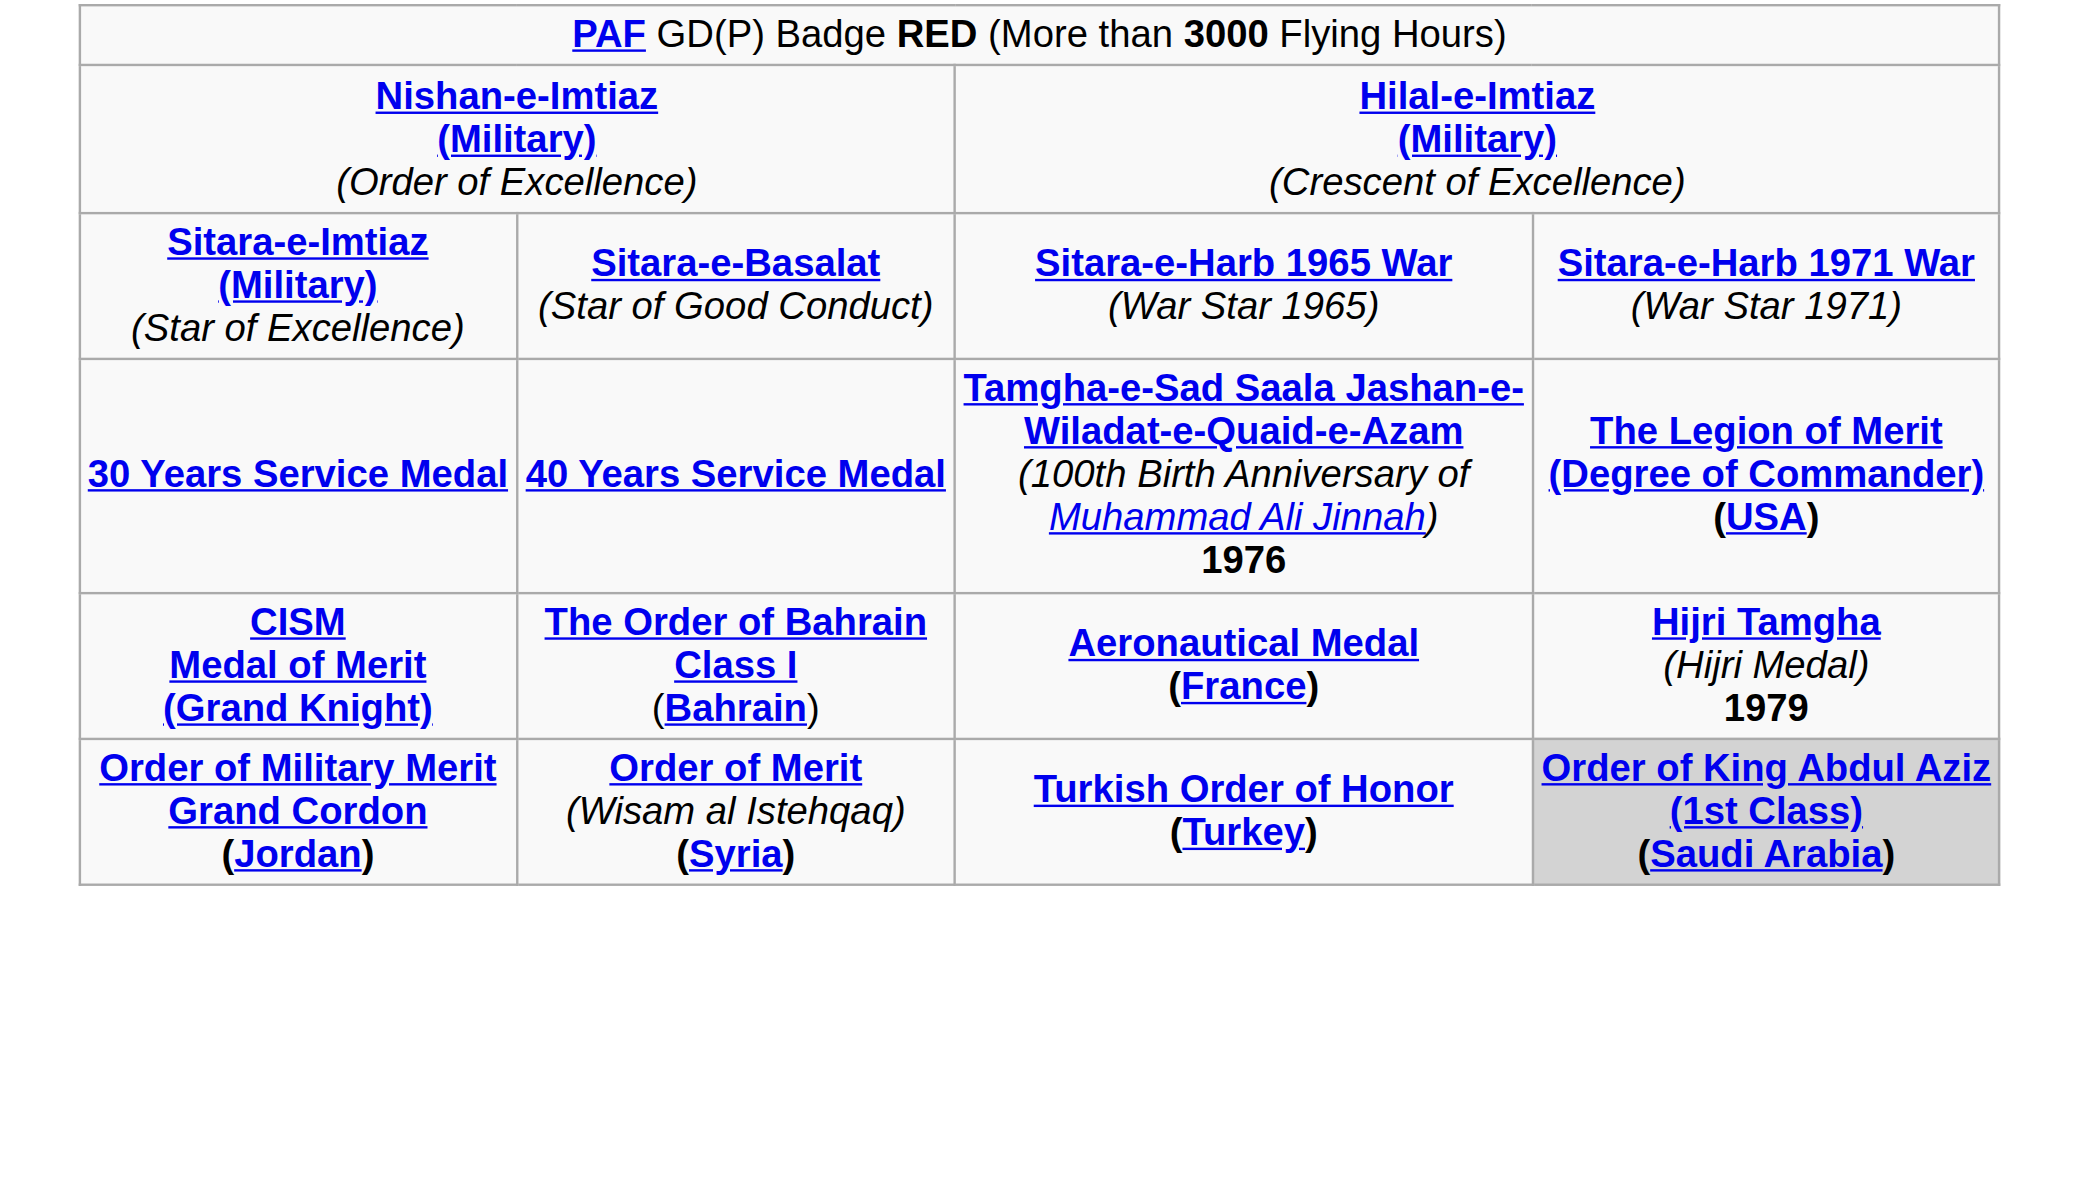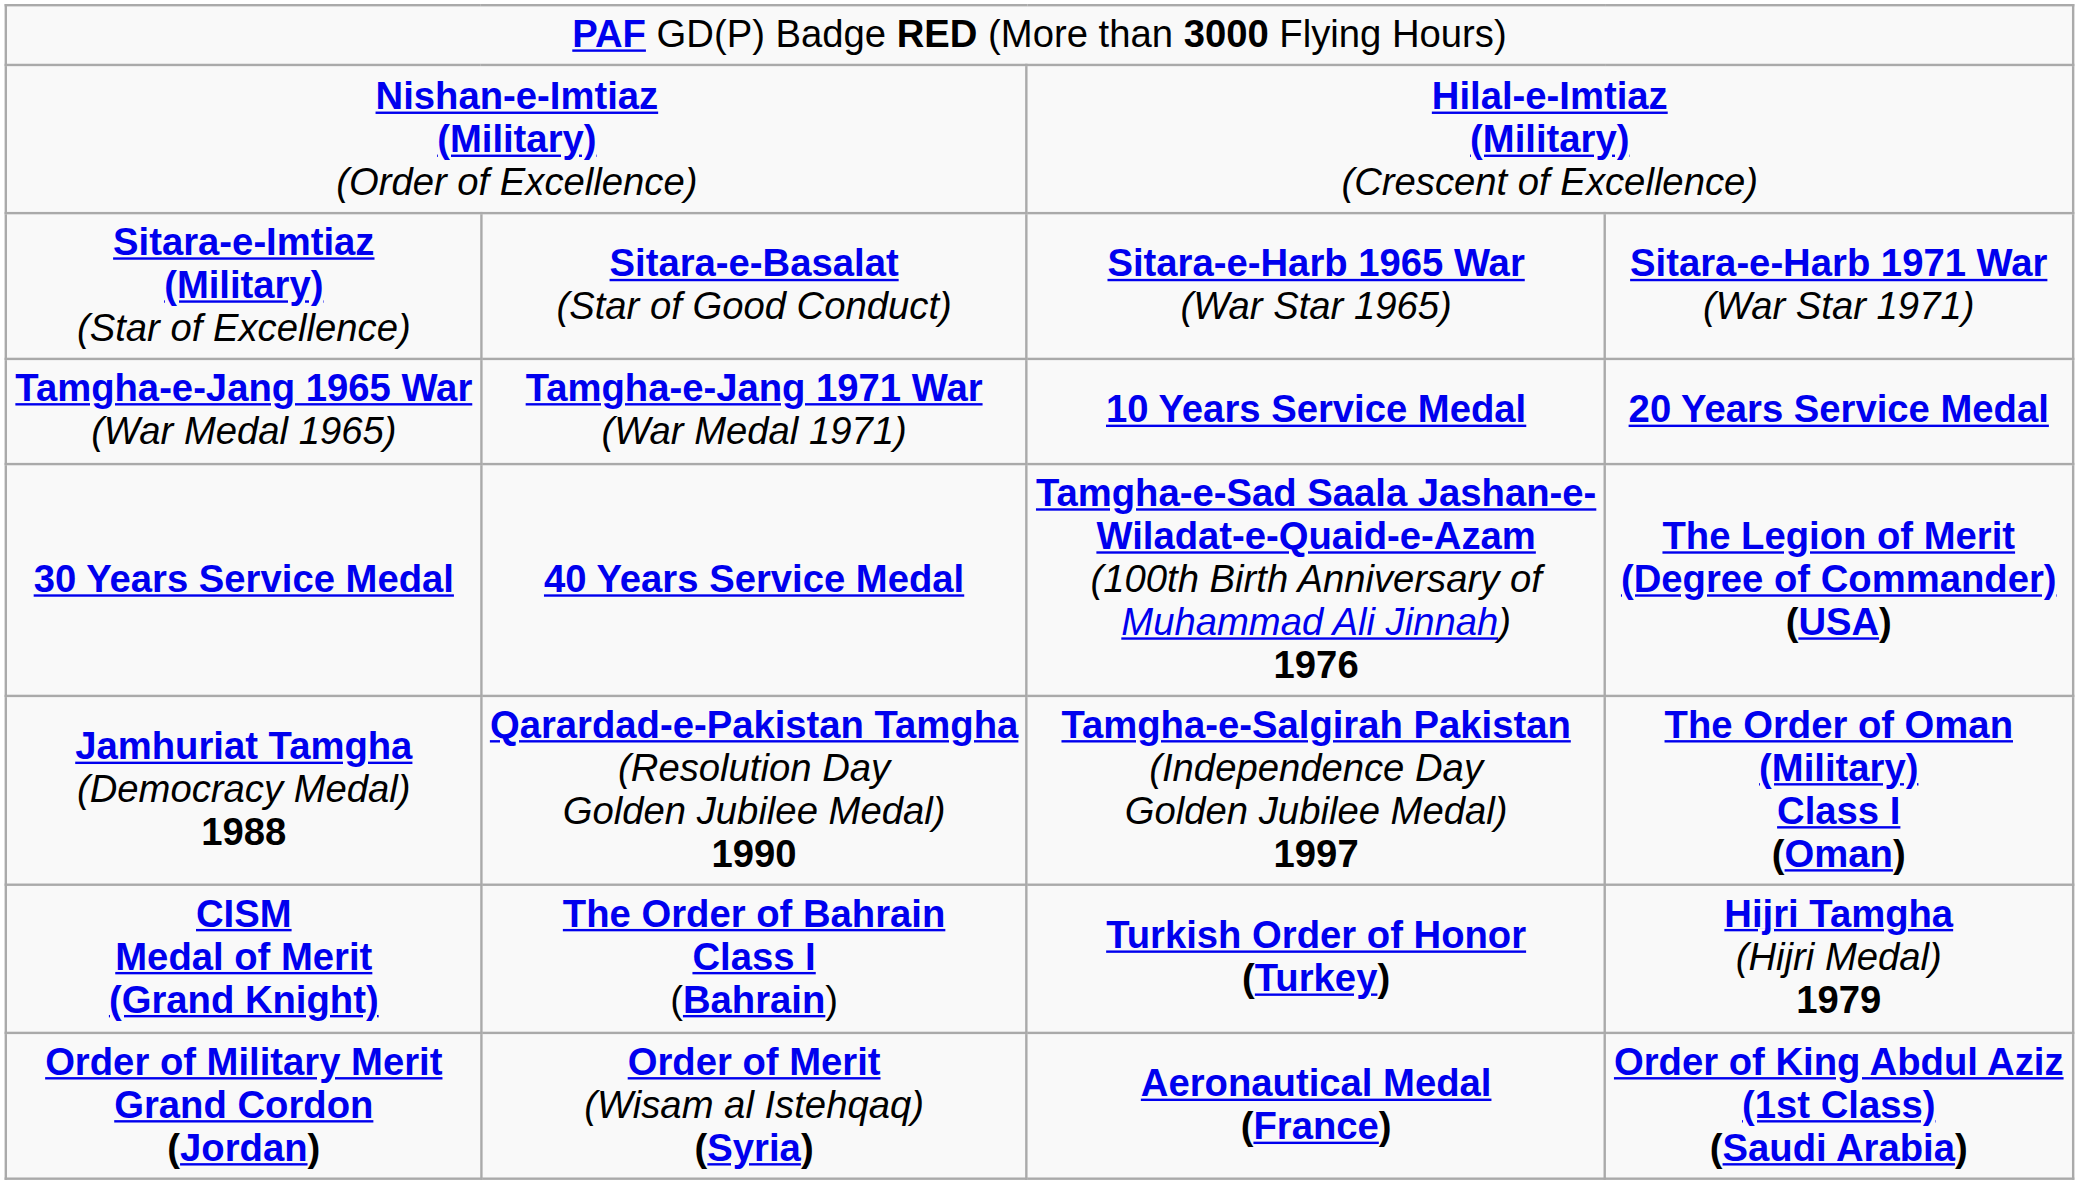+ row: (244, 410)
+ row: (244, 789)
(1244, 664) Aeronautical Medal (France) -> (1316, 957) Turkish Order of Honor (Turkey)
(1244, 811) Turkish Order of Honor (Turkey) -> (1316, 1104) Aeronautical Medal (France)
(1766, 811) lightgrey background -> (1839, 1104) no background
